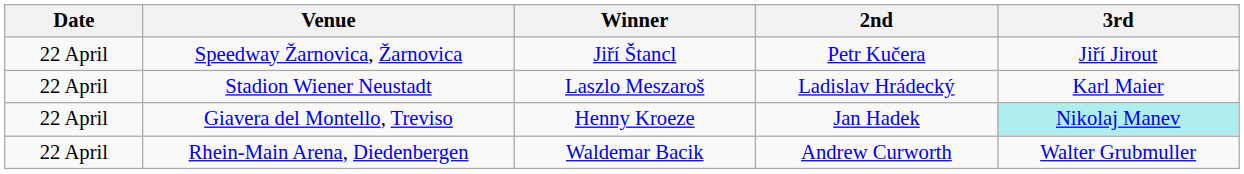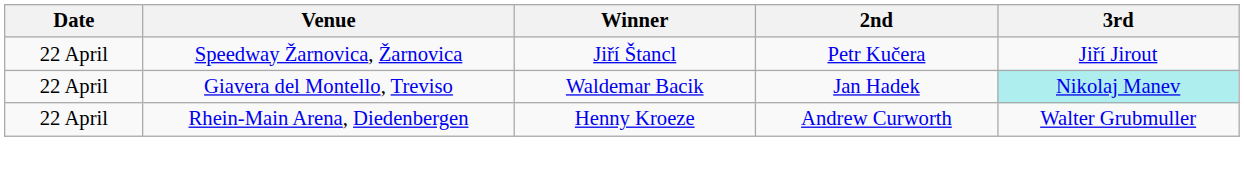- row: (329, 86)
(635, 119) Henny Kroeze -> (635, 86) Waldemar Bacik
(635, 151) Waldemar Bacik -> (635, 119) Henny Kroeze
